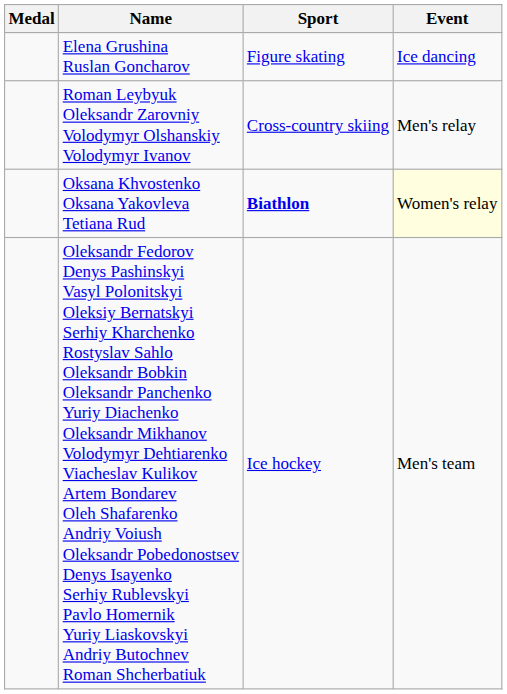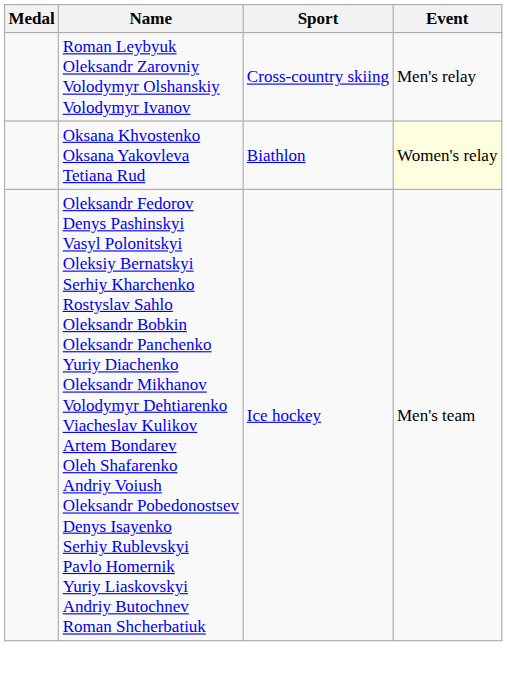- row: (126, 56)
(278, 203) bold -> (276, 155) normal
